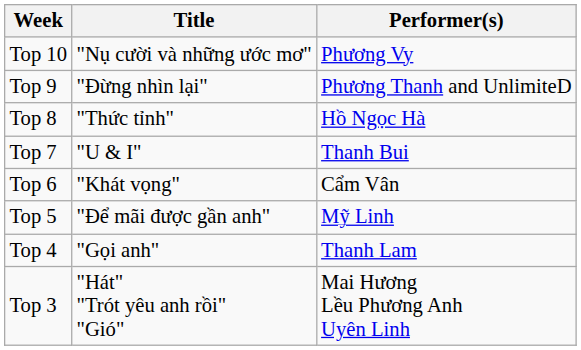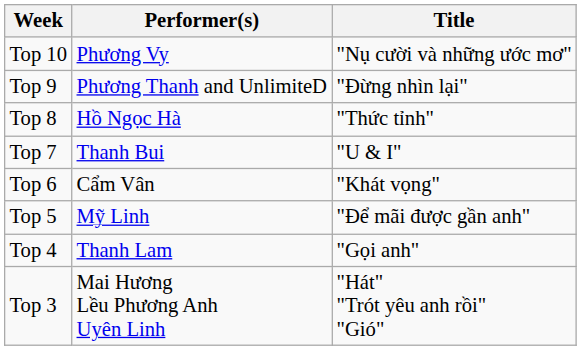columns swapped: (446, 20) <-> (194, 20)
